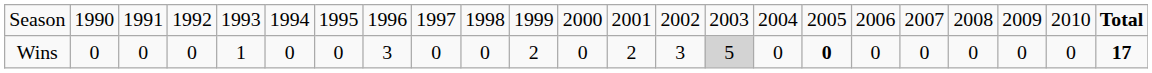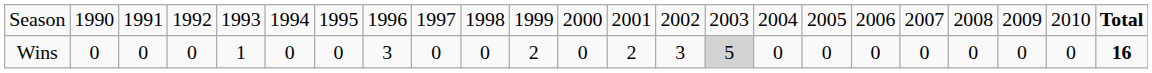(827, 51) bold -> (827, 51) normal
(1122, 51) 17 -> (1122, 51) 16
